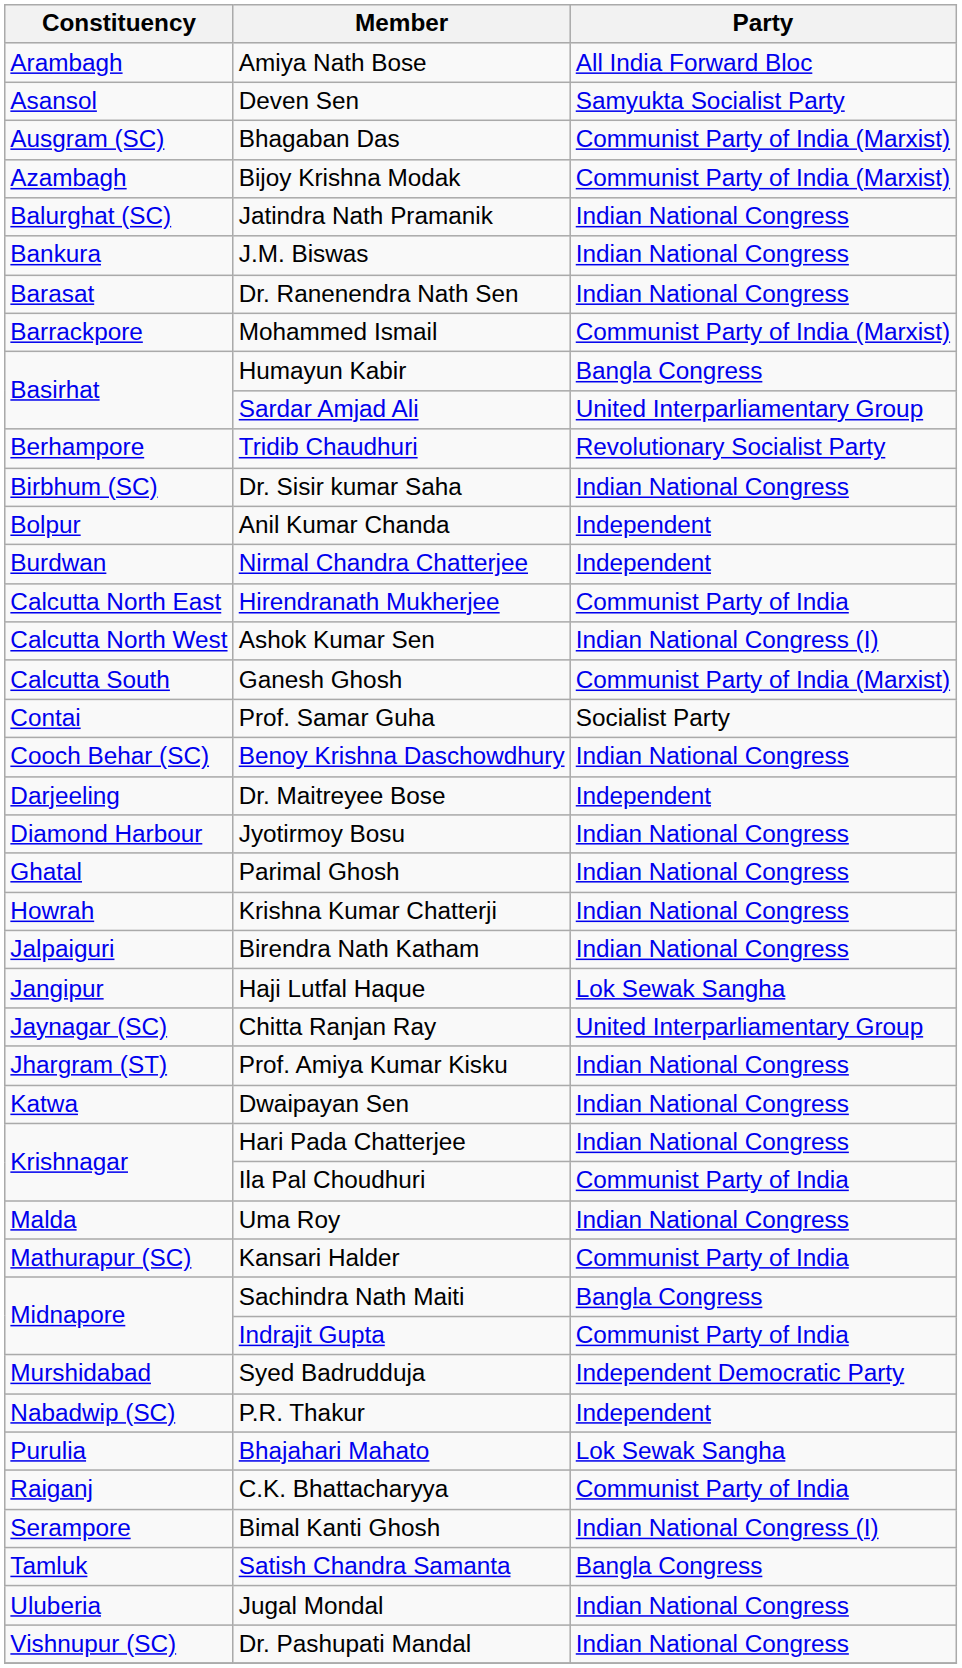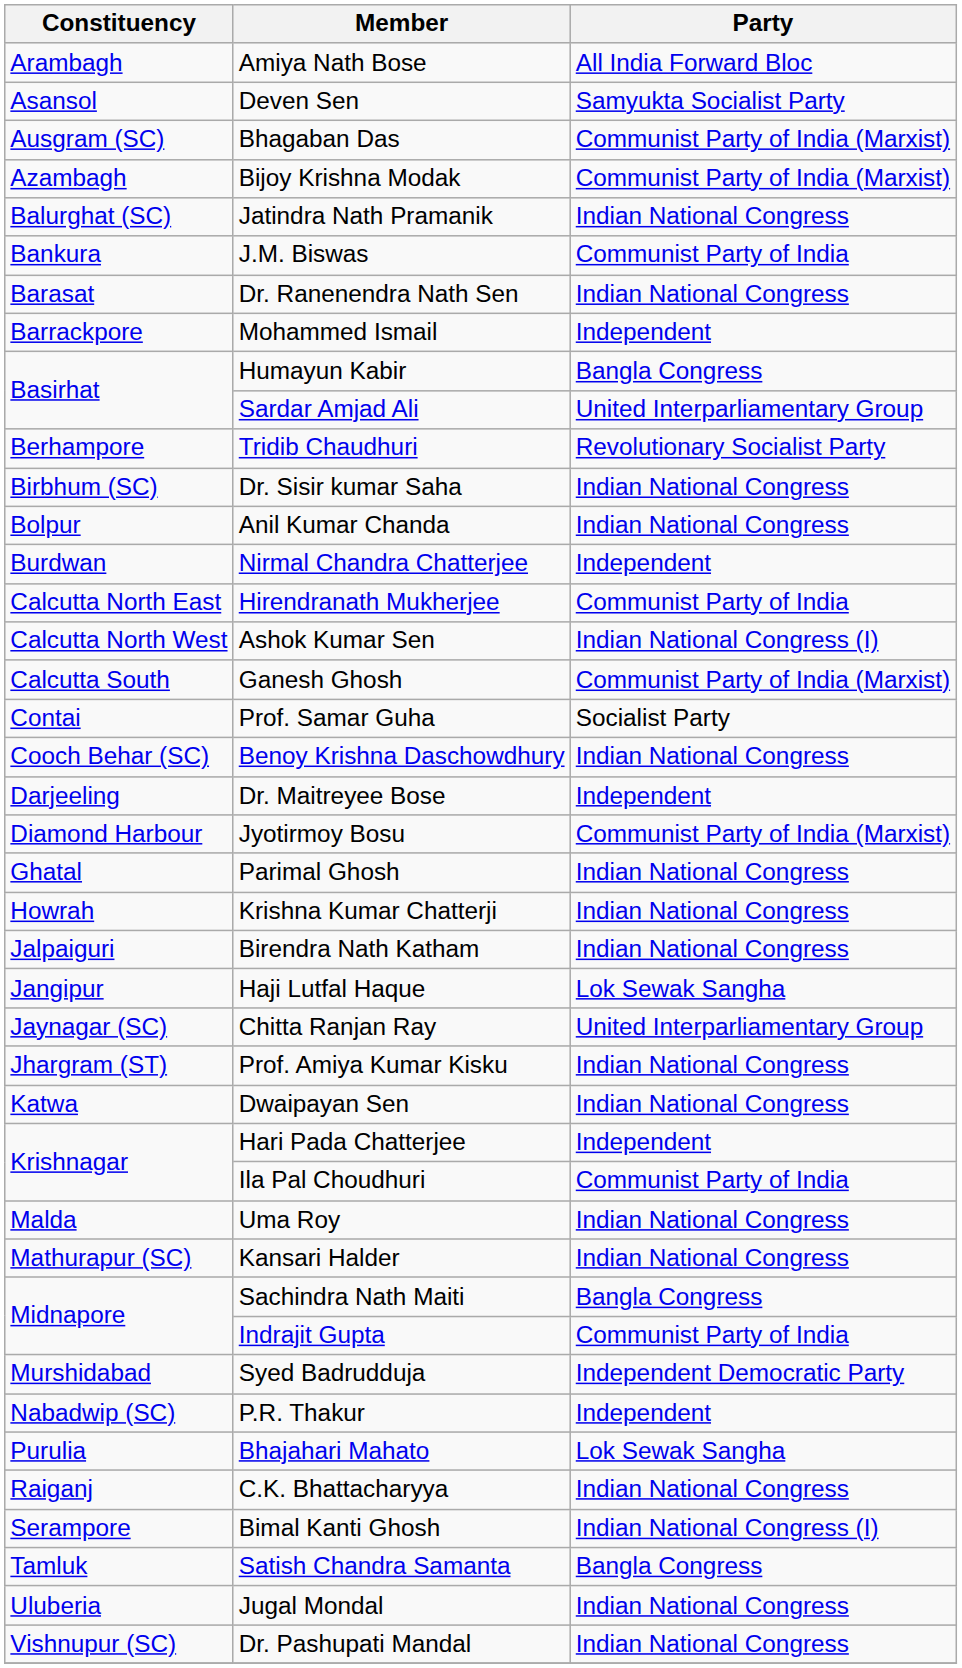(712, 255) Indian National Congress -> (712, 255) Communist Party of India
(763, 332) Communist Party of India (Marxist) -> (643, 332) Independent
(643, 525) Independent -> (712, 525) Indian National Congress
(712, 833) Indian National Congress -> (763, 833) Communist Party of India (Marxist)
(712, 1142) Indian National Congress -> (643, 1142) Independent
(712, 1258) Communist Party of India -> (712, 1258) Indian National Congress
(712, 1489) Communist Party of India -> (712, 1489) Indian National Congress
